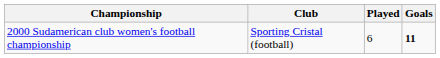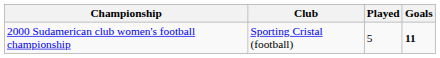(370, 37) 6 -> (370, 37) 5
